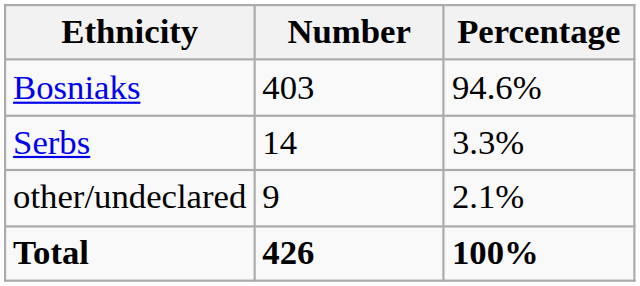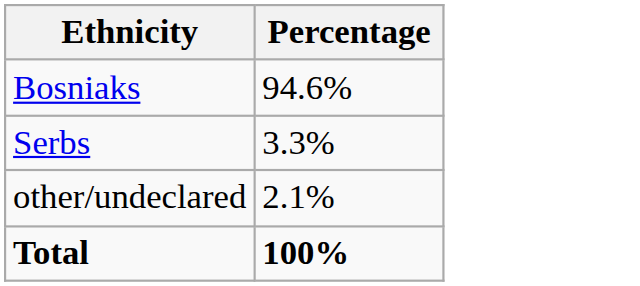- column: (349, 32)
